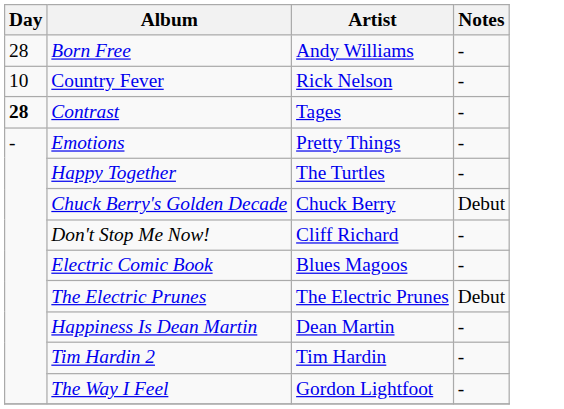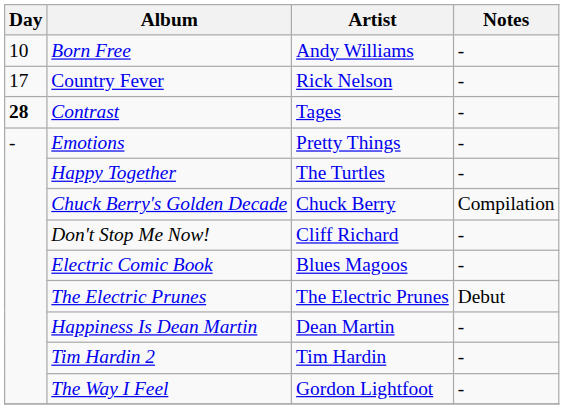(19, 50) 28 -> (19, 50) 10
(19, 81) 10 -> (19, 81) 17
(481, 204) Debut -> (506, 204) Compilation
